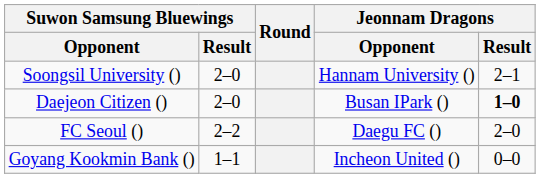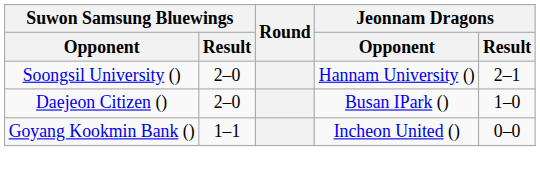(507, 103) bold -> (507, 103) normal
- row: (102, 131)
